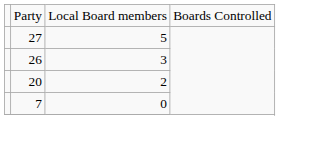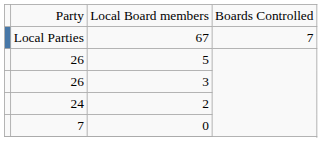+ row: (202, 37)
(35, 37) 27 -> (77, 59) 26
(35, 81) 20 -> (77, 103) 24
